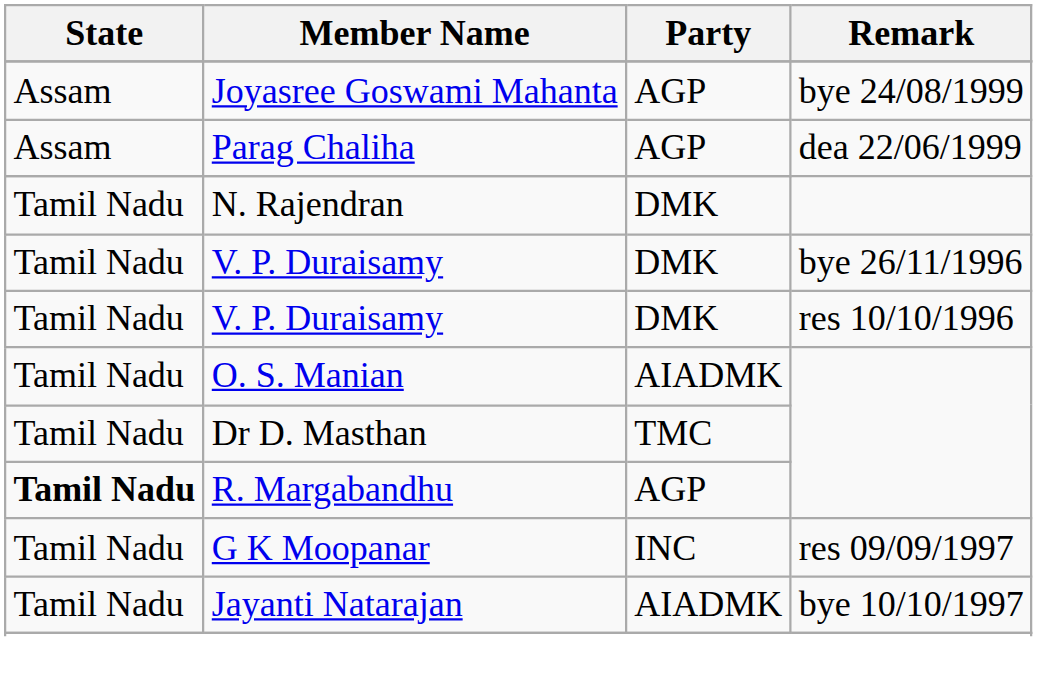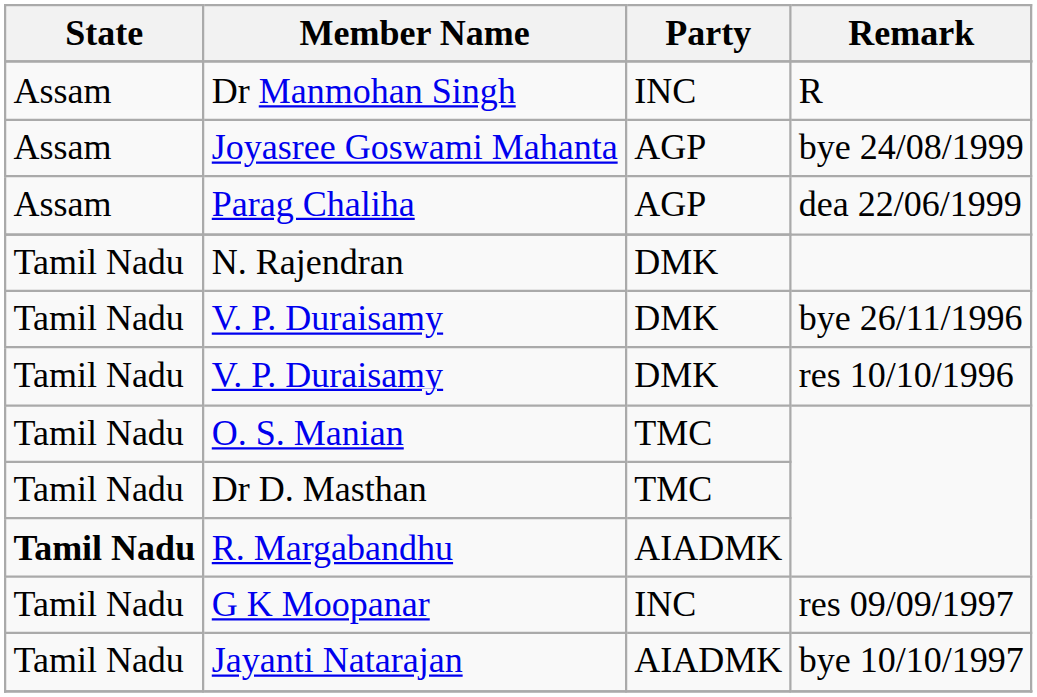+ row: (364, 90)
(708, 375) AIADMK -> (673, 432) TMC
(670, 489) AGP -> (708, 546) AIADMK
